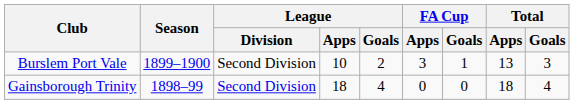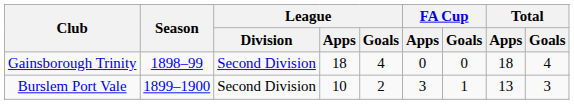rows swapped: (72, 87) <-> (72, 63)
